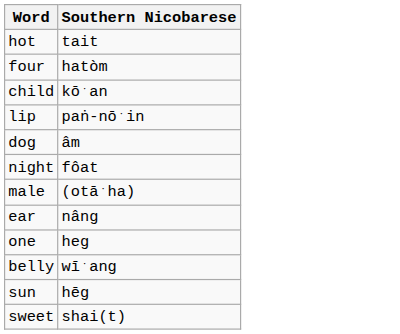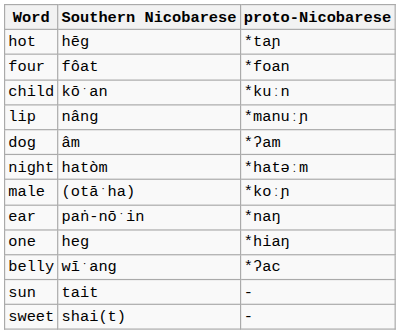+ column: (317, 17)
(80, 42) tait -> (75, 42) hēg
(85, 67) hatòm -> (80, 67) fôat
(103, 117) paṅ-nōˑin -> (80, 117) nâng
(80, 167) fôat -> (85, 167) hatòm
(80, 217) nâng -> (103, 217) paṅ-nōˑin
(75, 292) hēg -> (80, 292) tait
